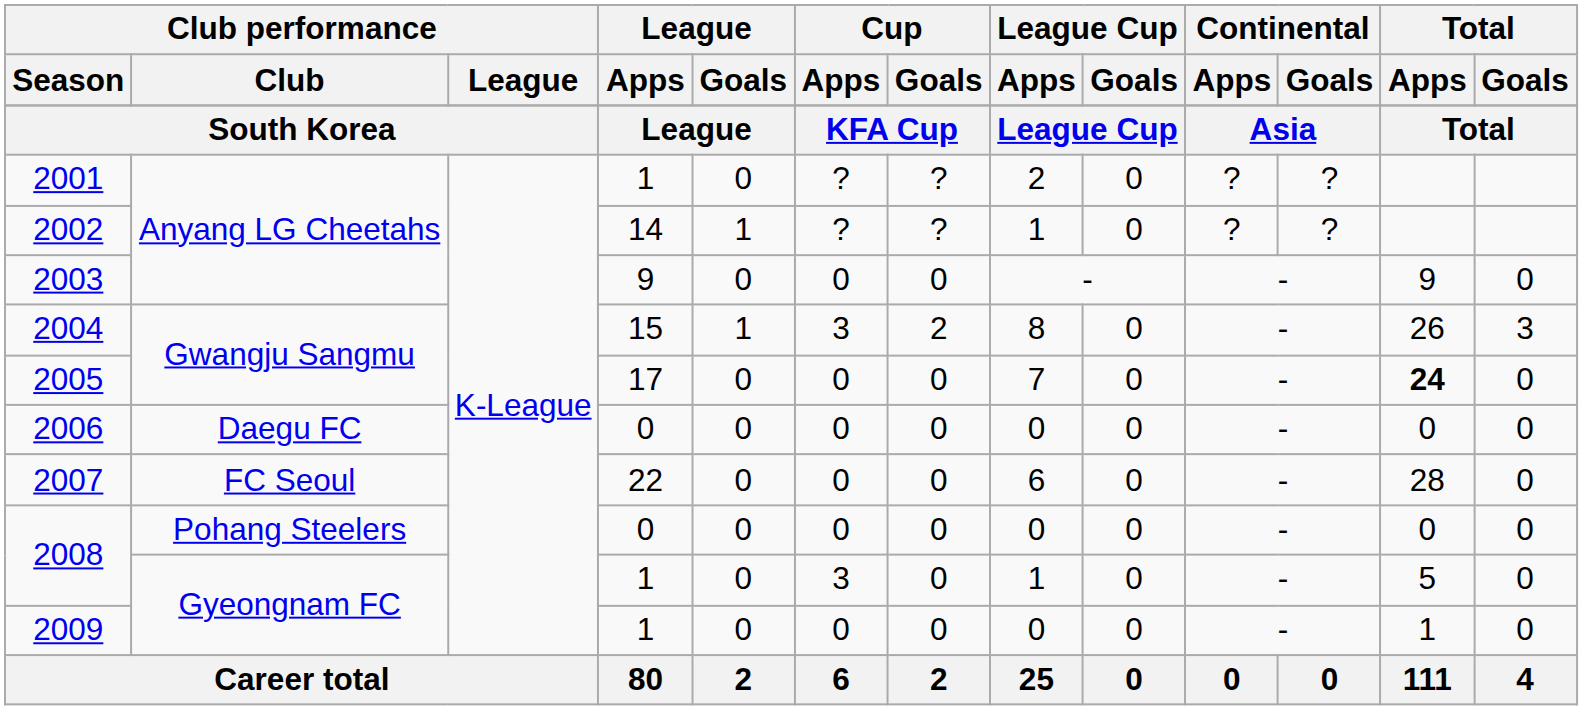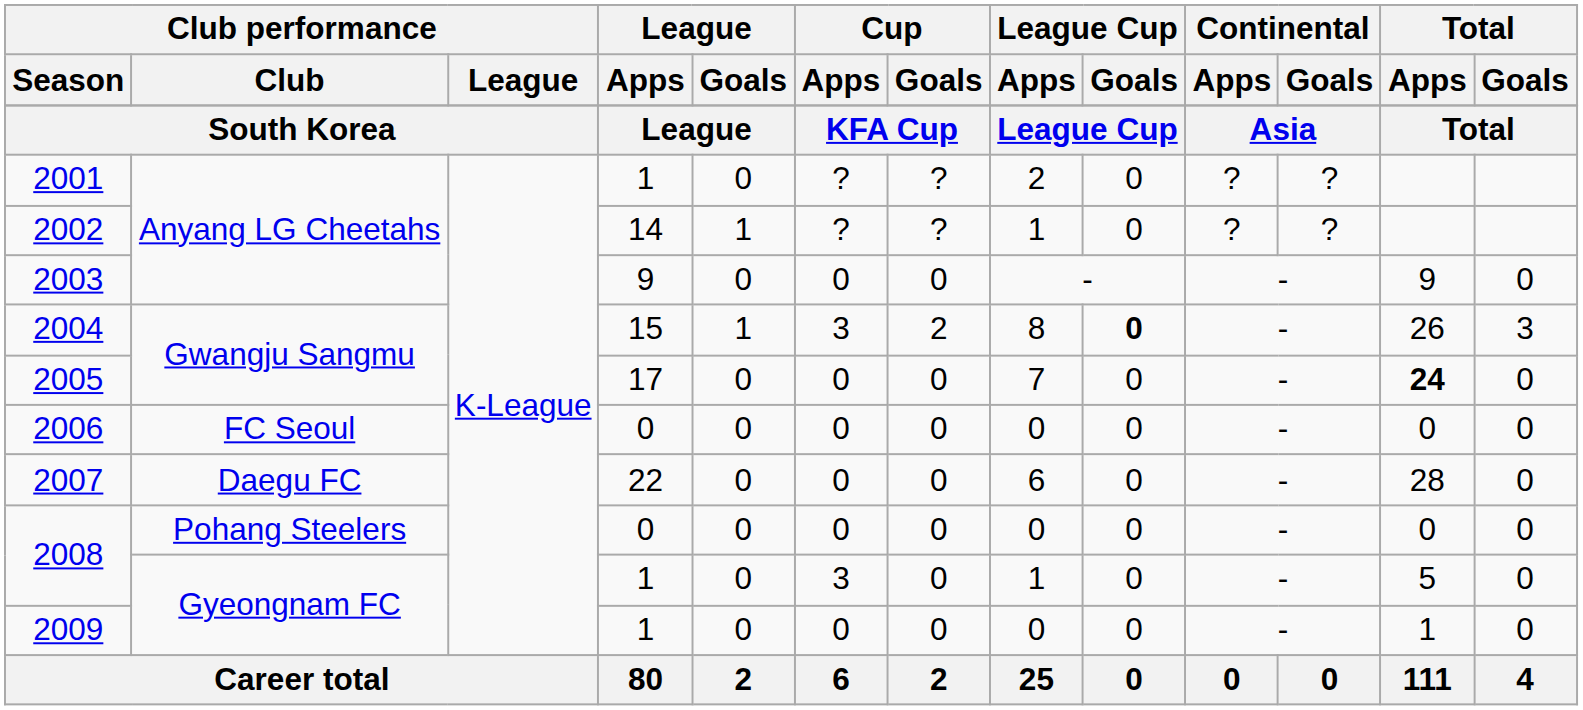(1134, 329) normal -> (1134, 329) bold
(290, 429) Daegu FC -> (290, 429) FC Seoul
(290, 479) FC Seoul -> (290, 479) Daegu FC
